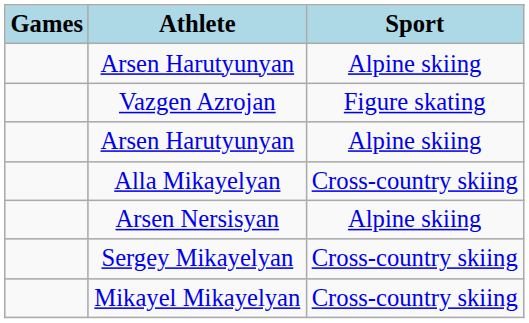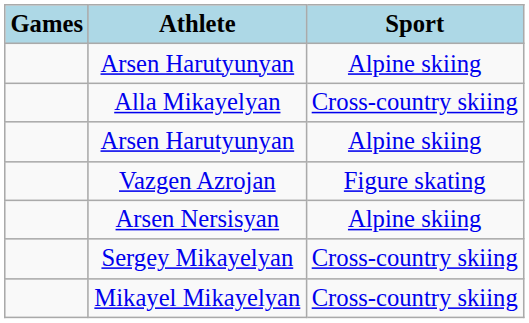rows swapped: (197, 180) <-> (197, 102)
